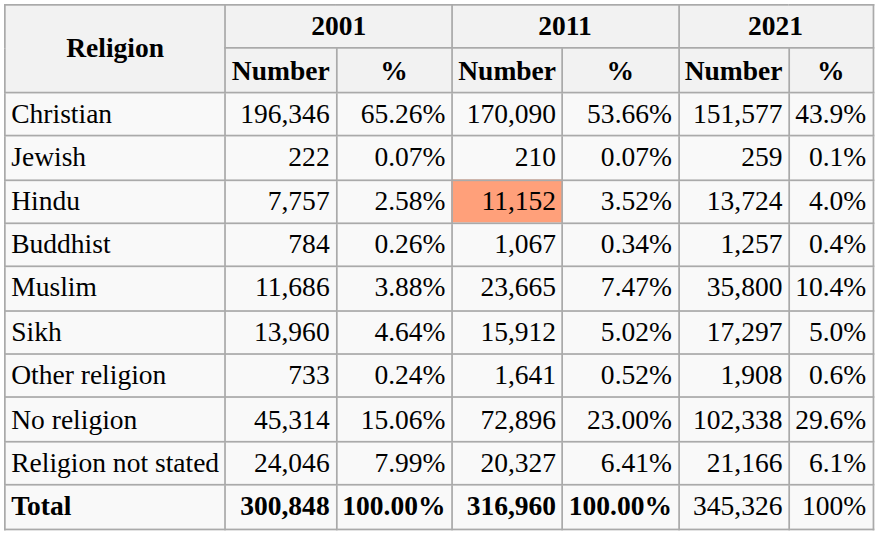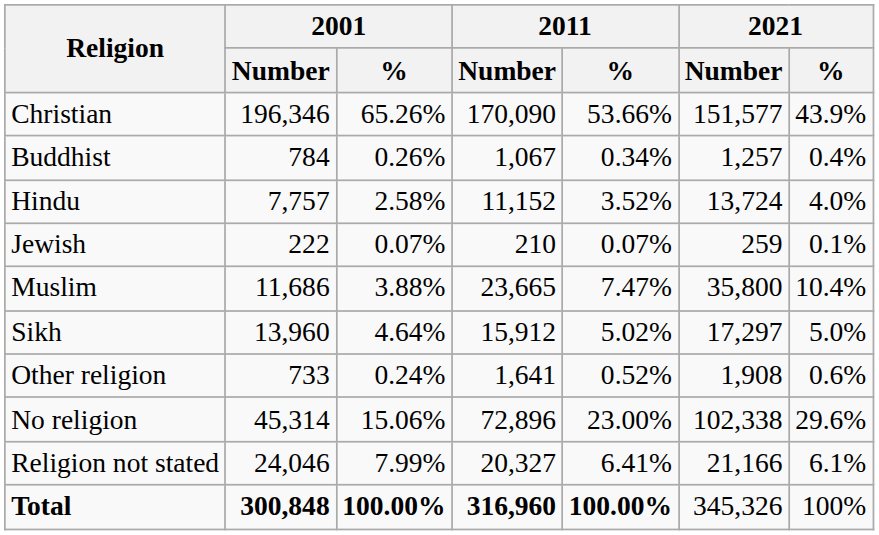rows swapped: (61, 244) <-> (49, 157)
(519, 200) lightsalmon background -> (519, 200) no background
